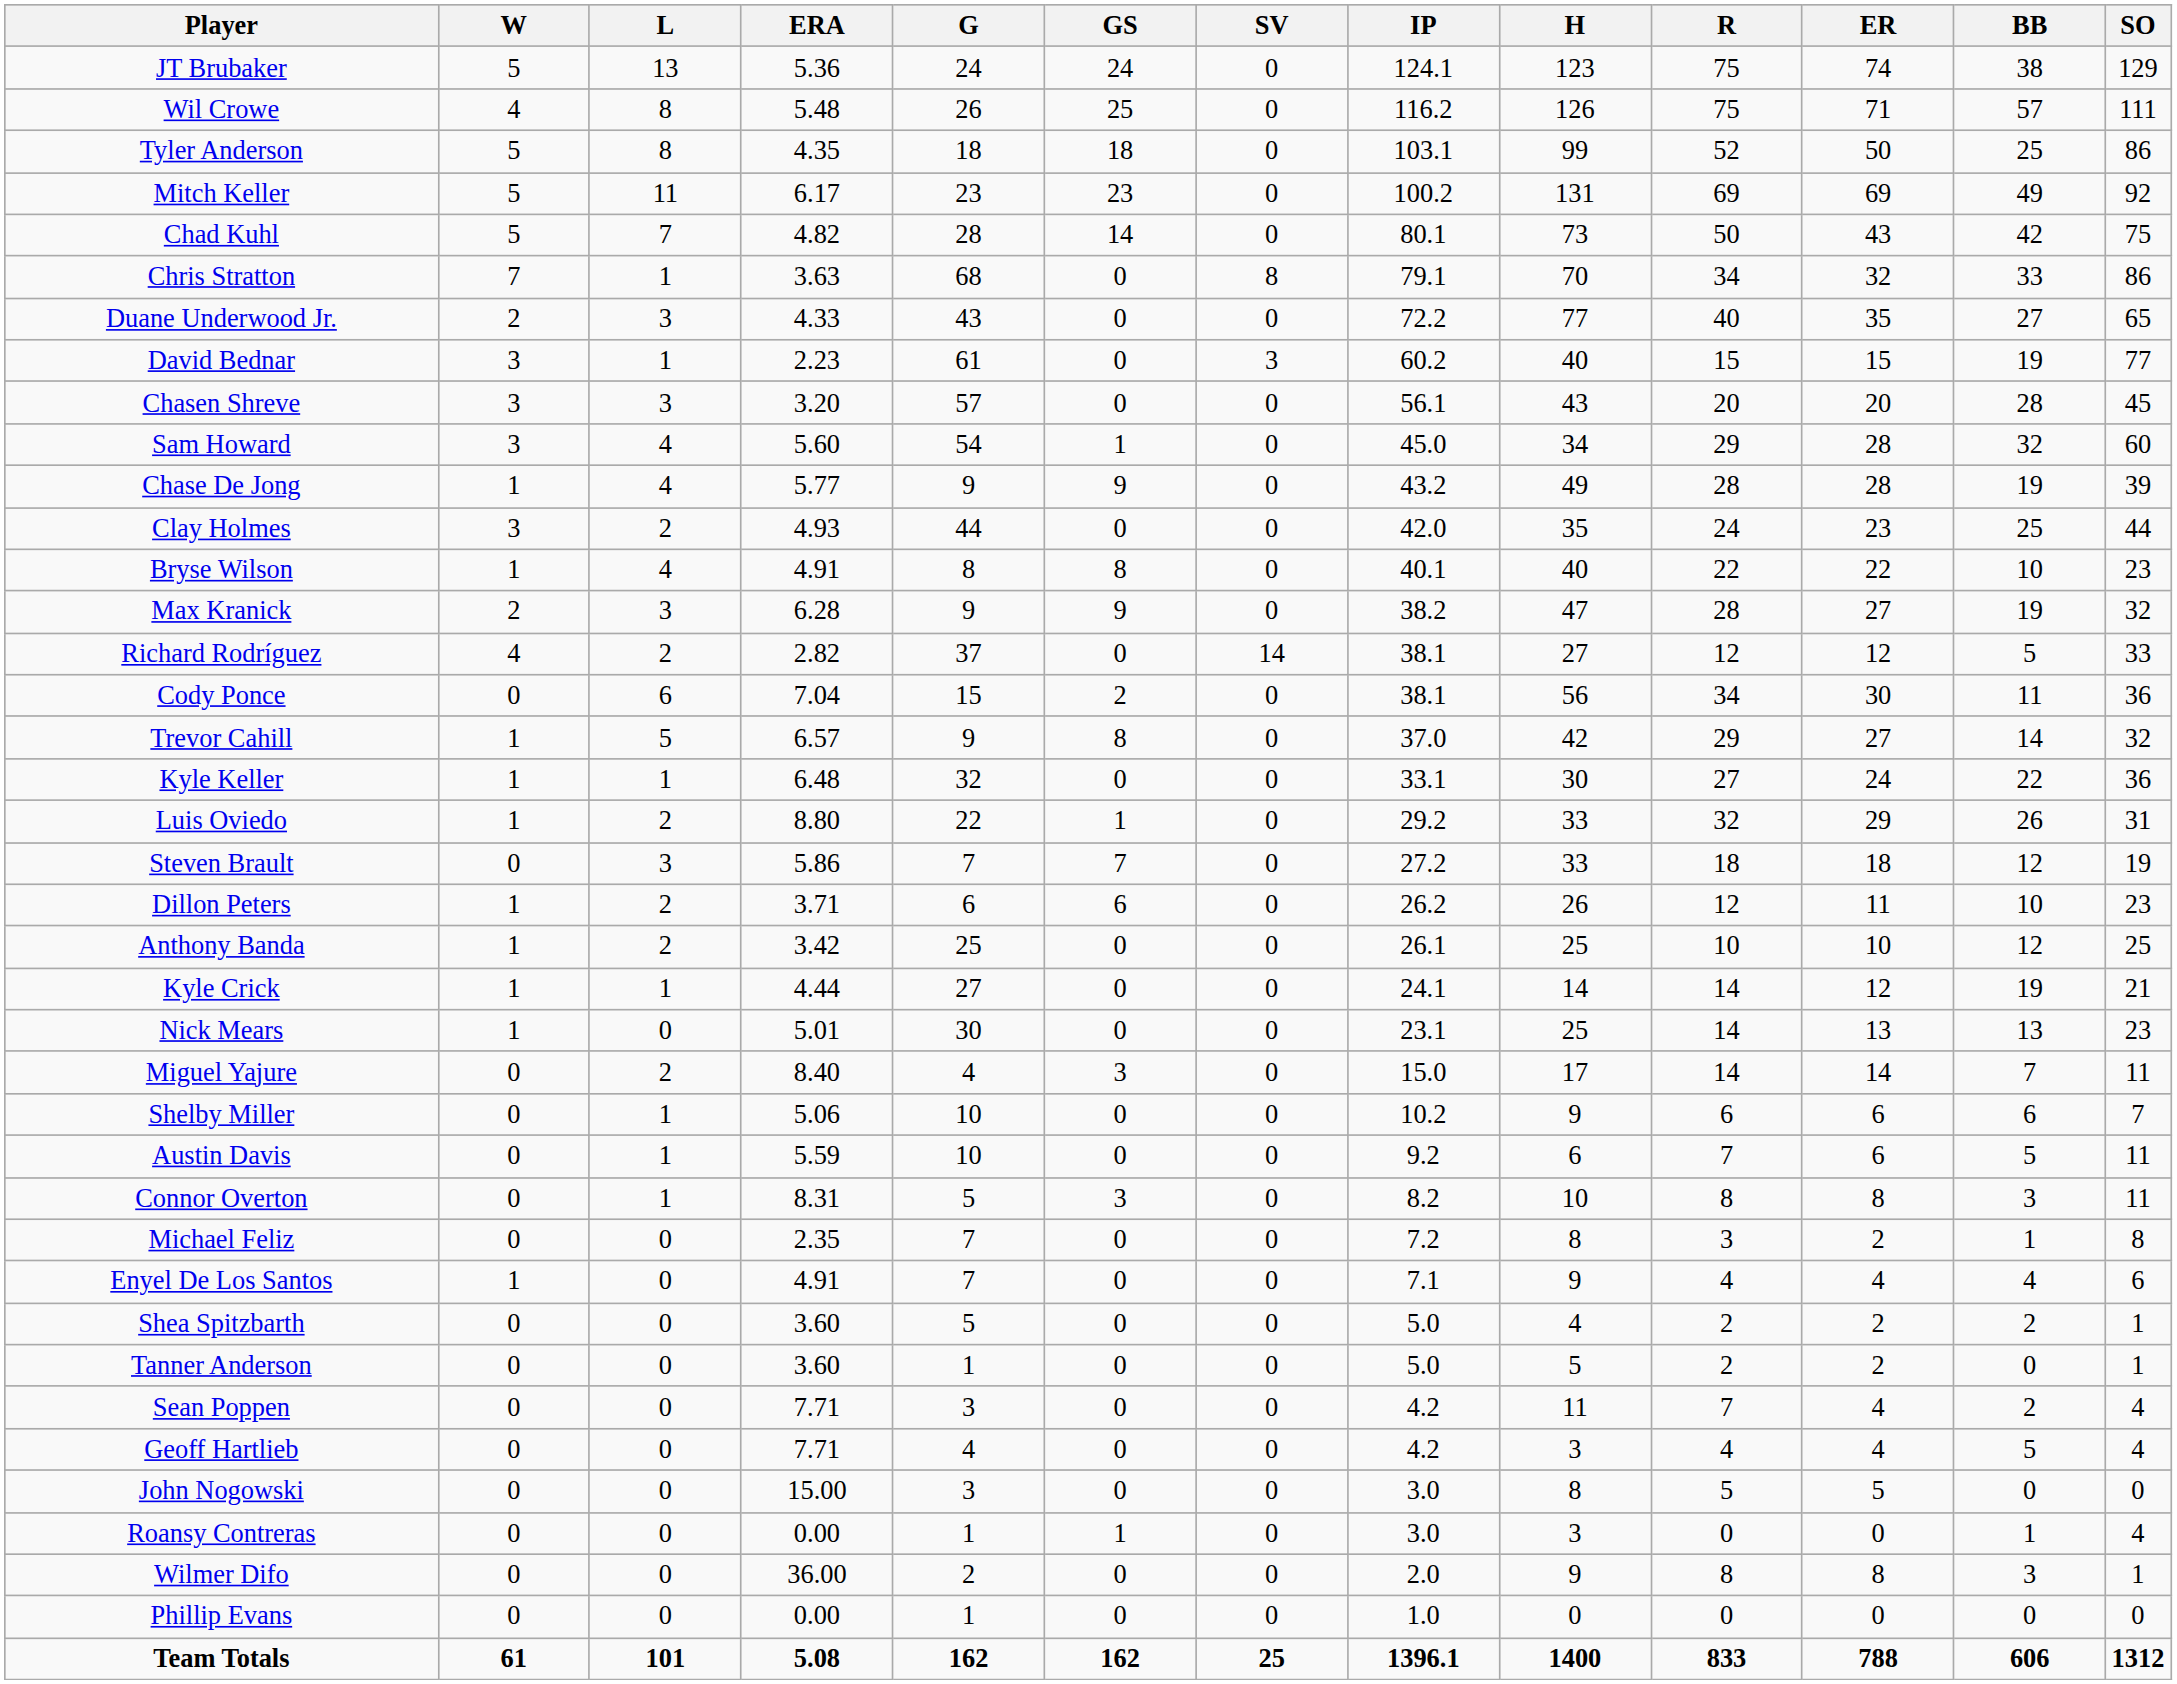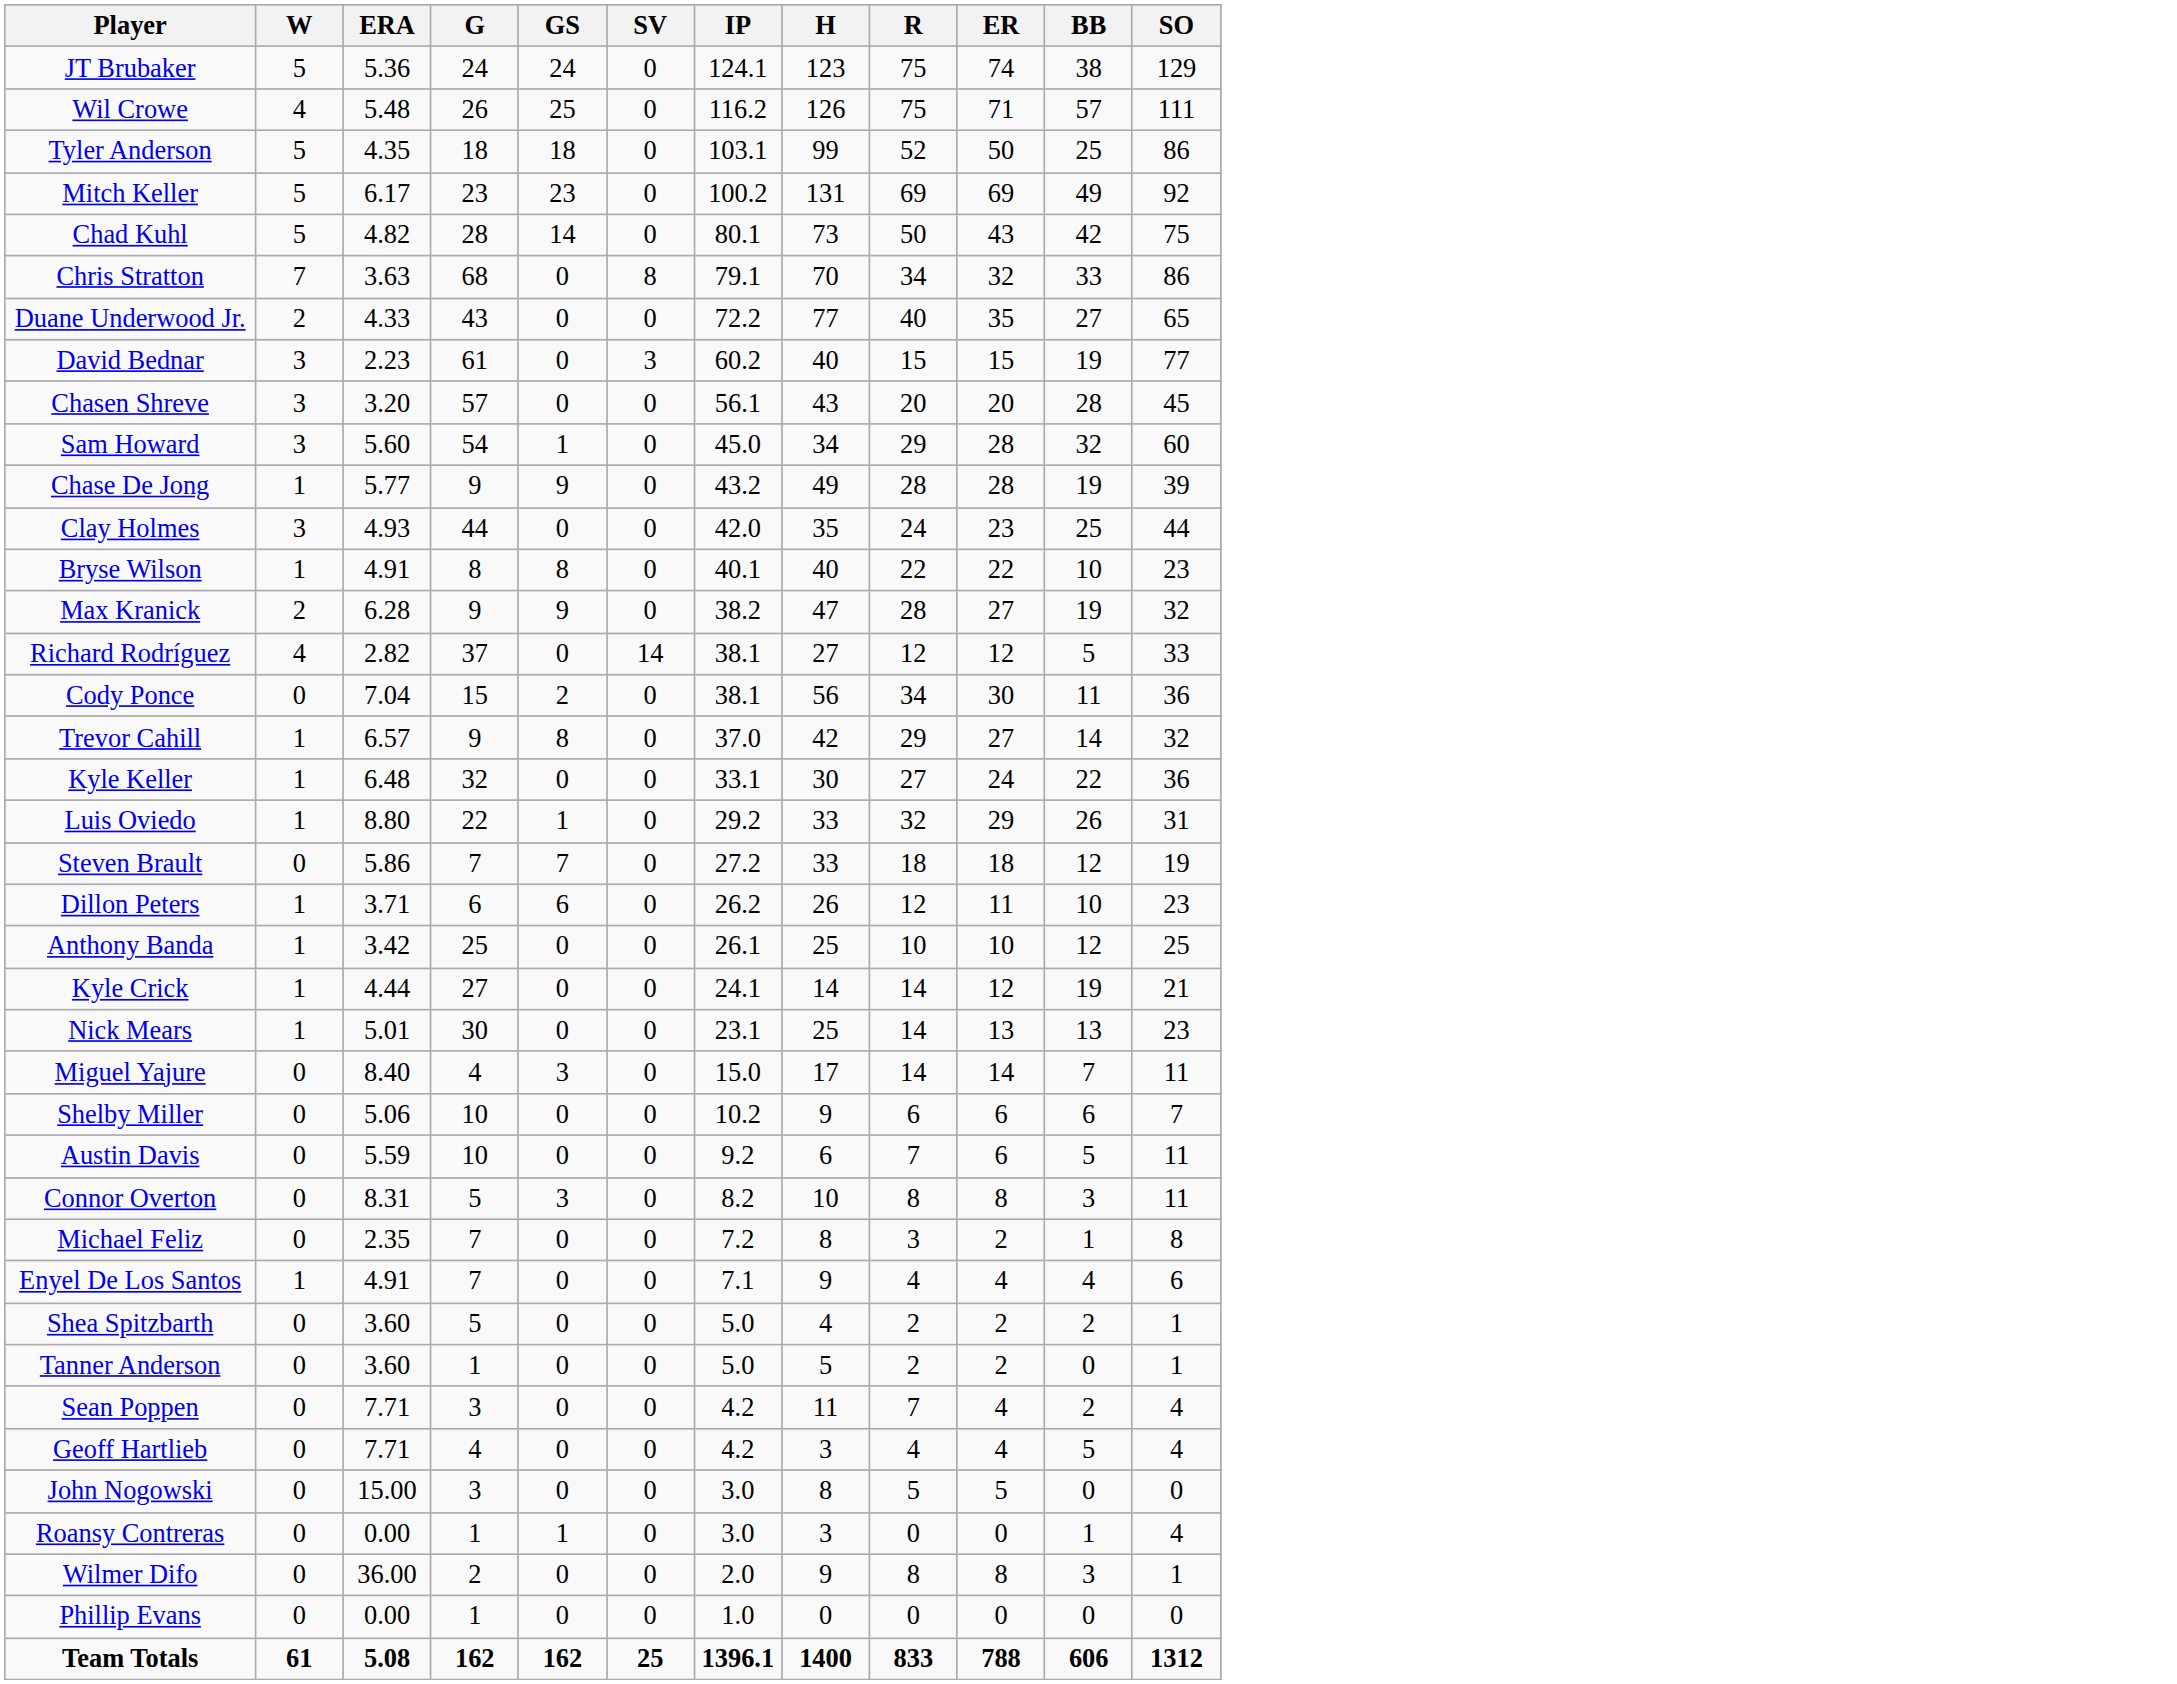- column: (665, 25)
